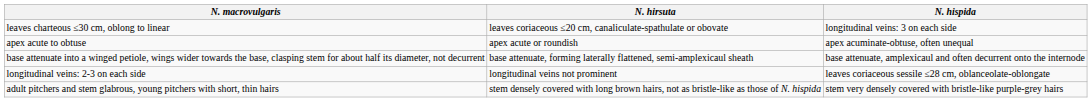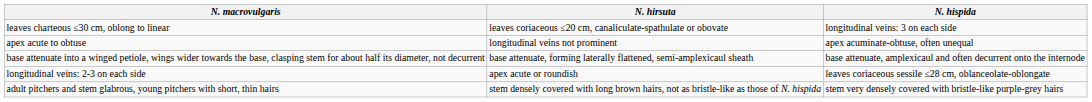(534, 43) apex acute or roundish -> (553, 43) longitudinal veins not prominent
(553, 74) longitudinal veins not prominent -> (534, 74) apex acute or roundish
